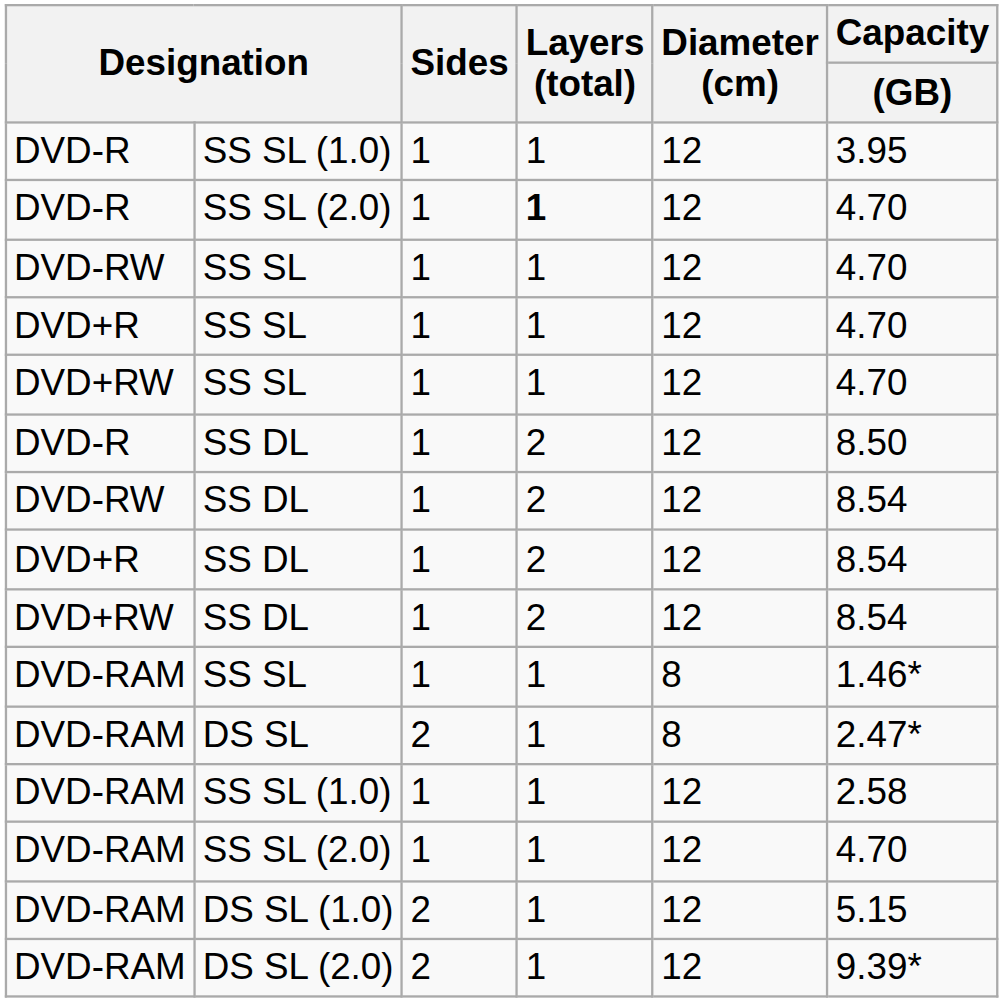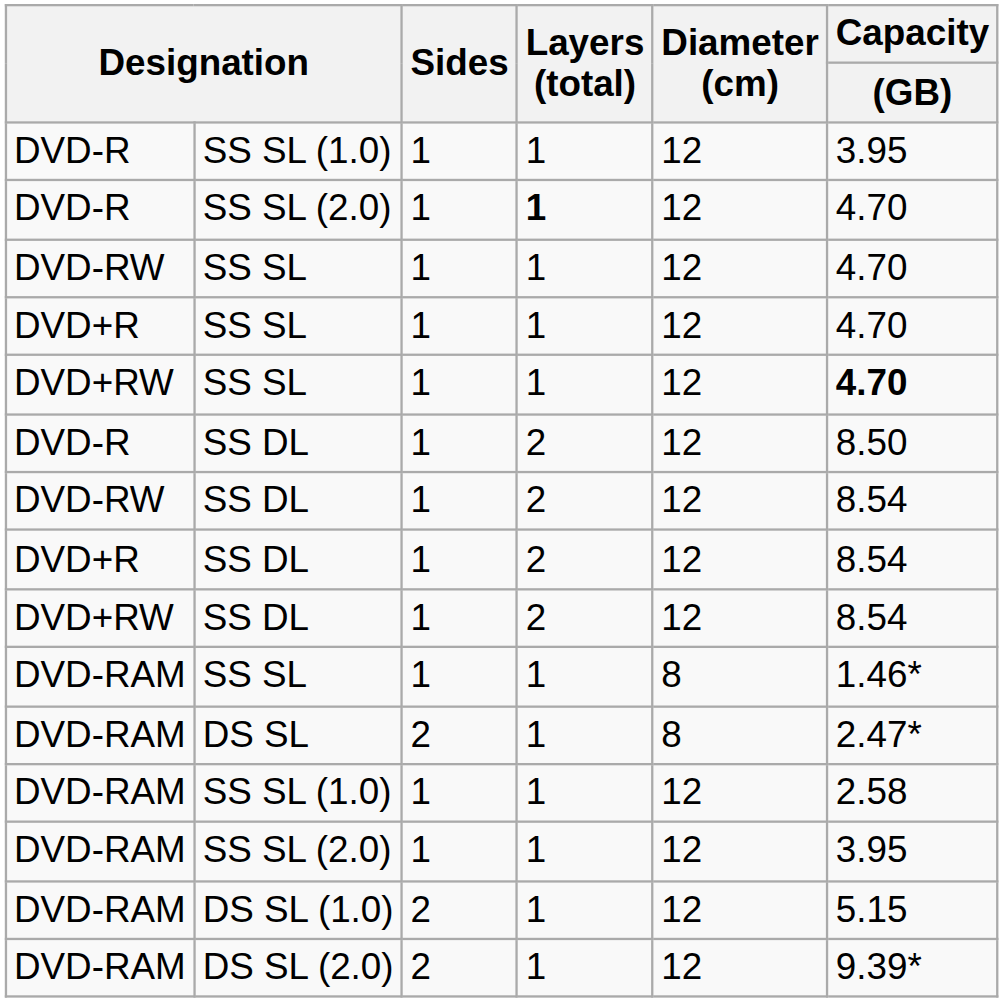(872, 383) normal -> (872, 383) bold
(872, 850) 4.70 -> (872, 850) 3.95
